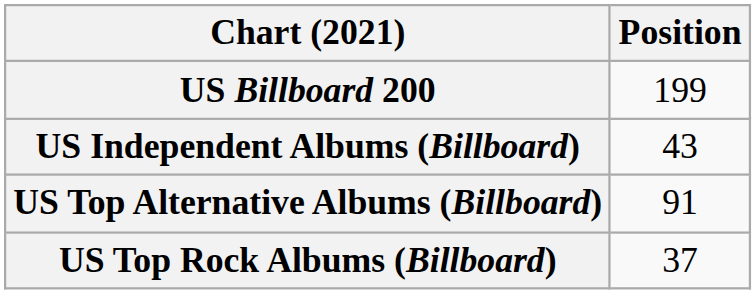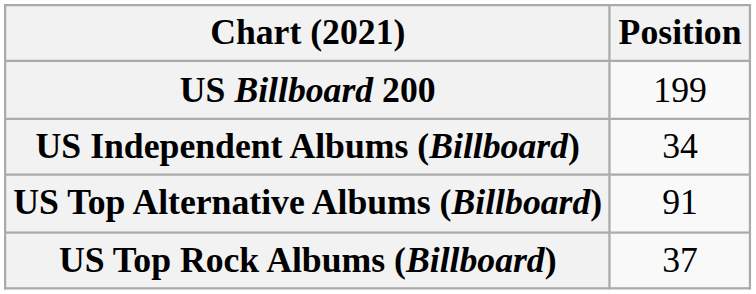(680, 145) 43 -> (680, 145) 34
